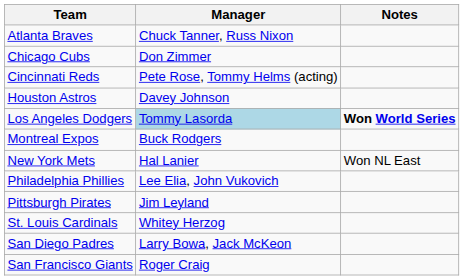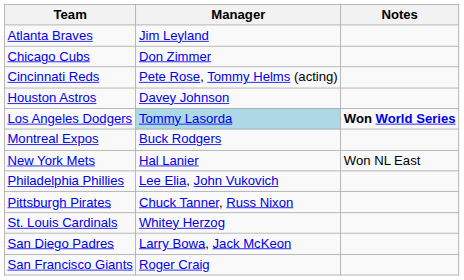(216, 35) Chuck Tanner, Russ Nixon -> (174, 35) Jim Leyland
(174, 202) Jim Leyland -> (216, 202) Chuck Tanner, Russ Nixon
